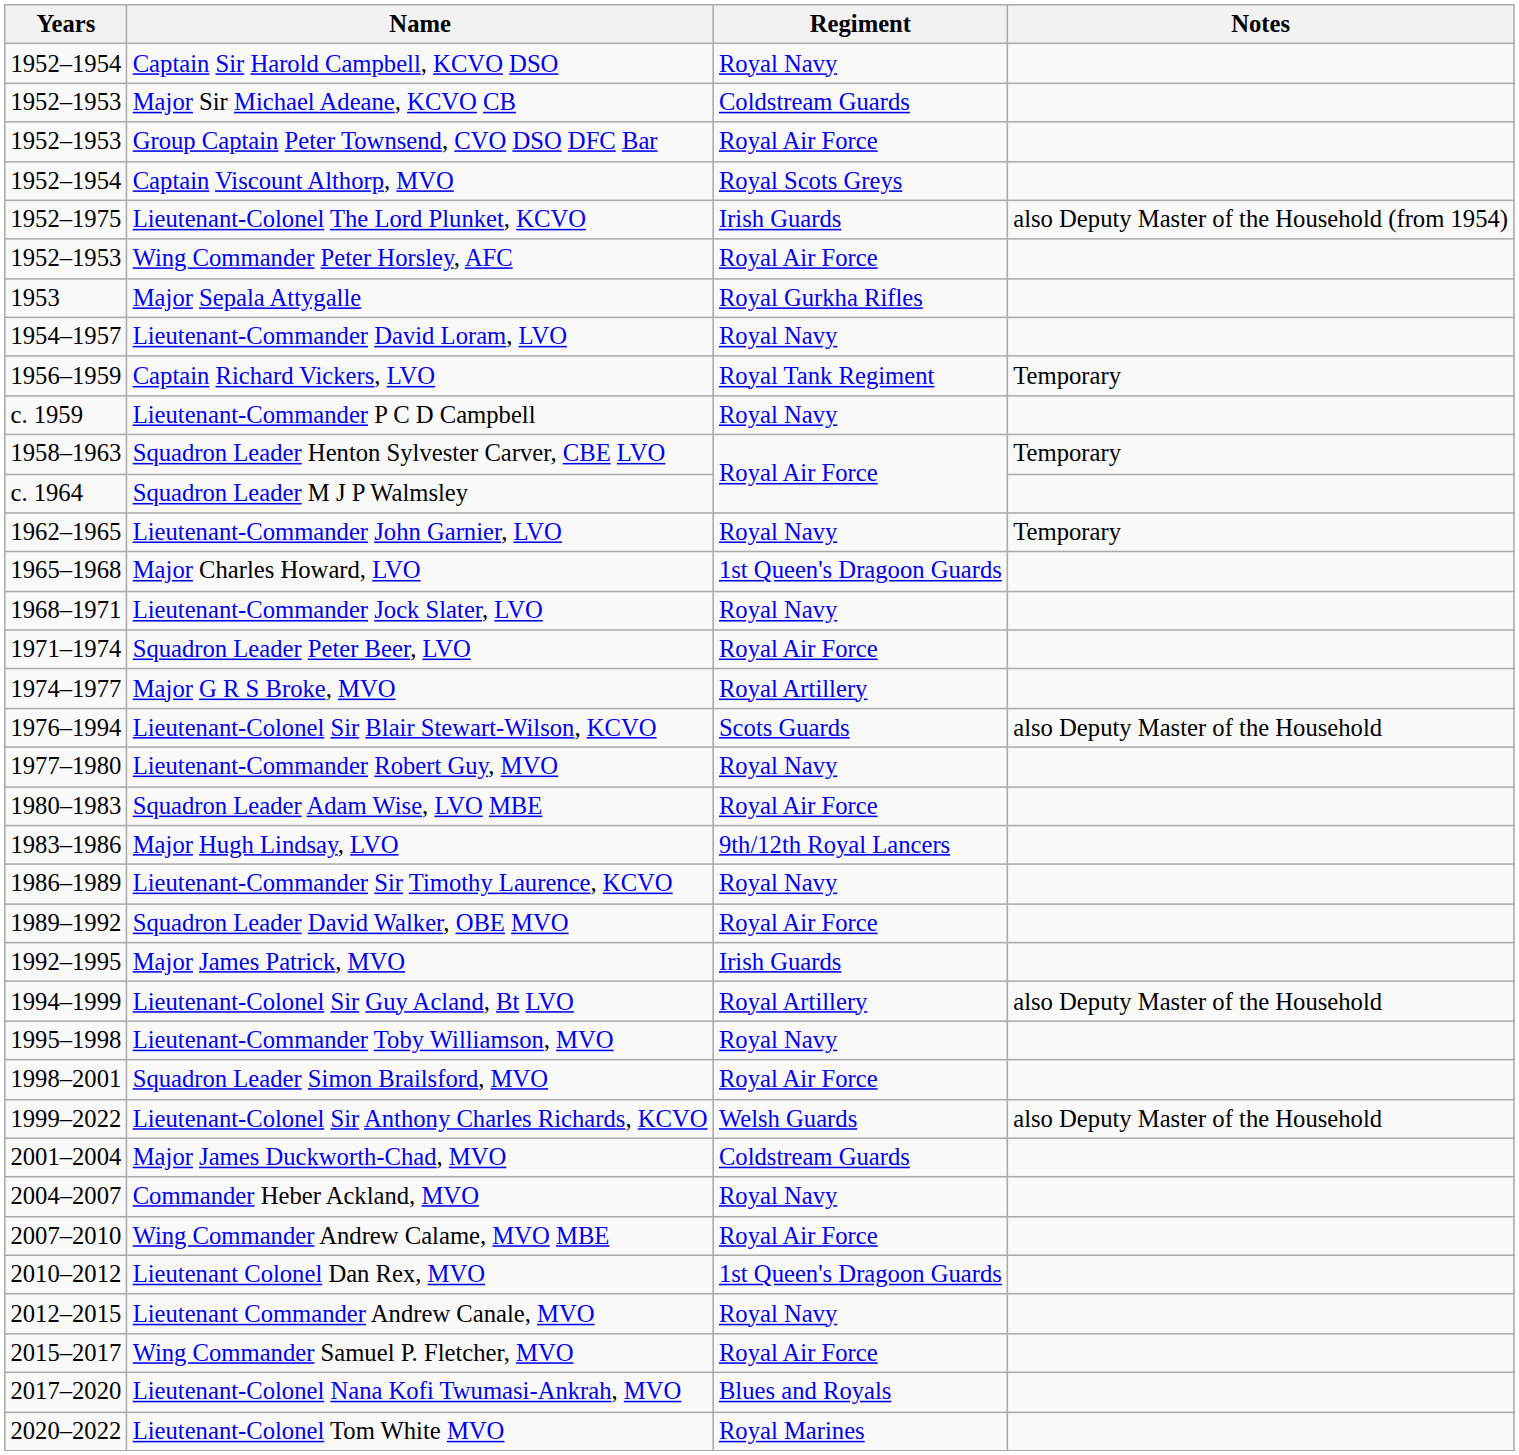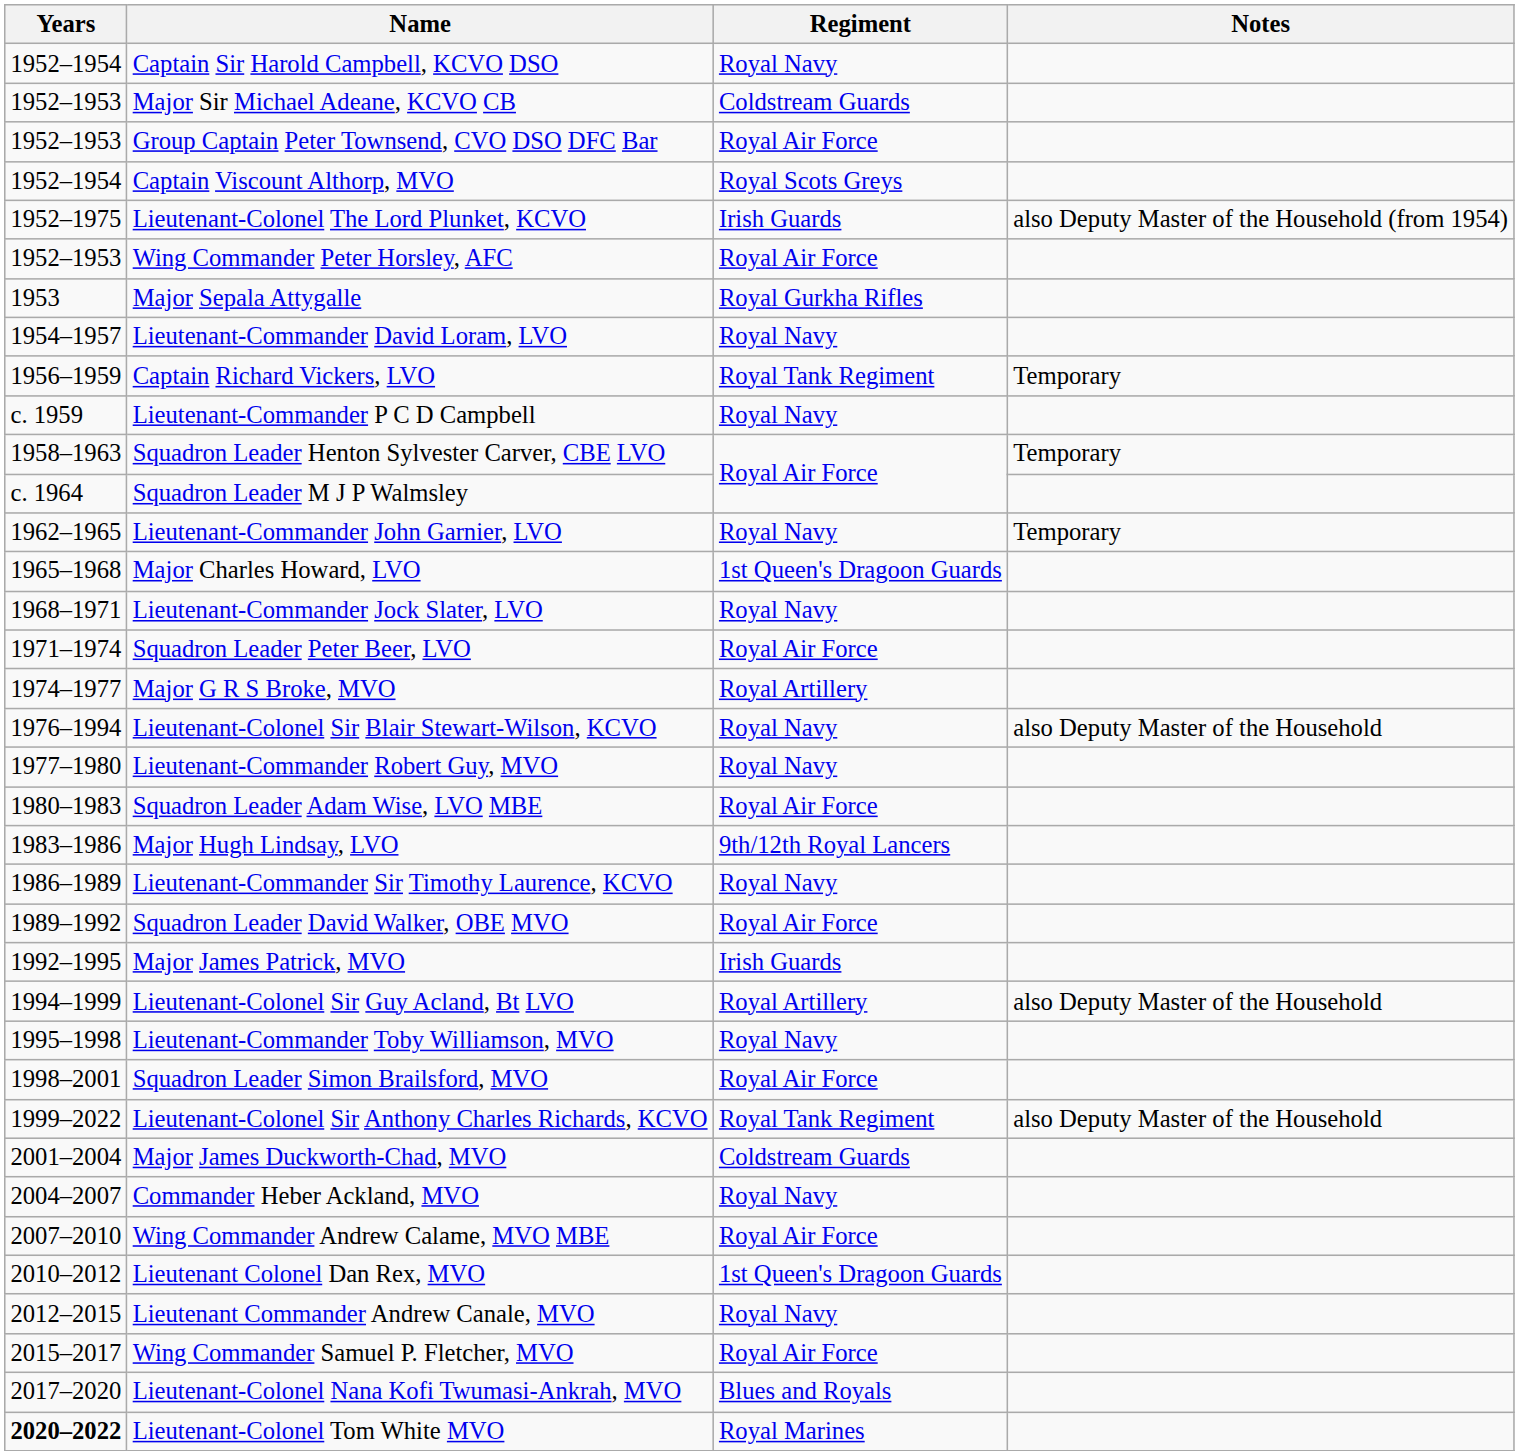(784, 727) Scots Guards -> (778, 727) Royal Navy
(788, 1118) Welsh Guards -> (827, 1118) Royal Tank Regiment
(66, 1430) normal -> (66, 1430) bold
